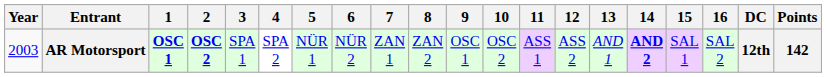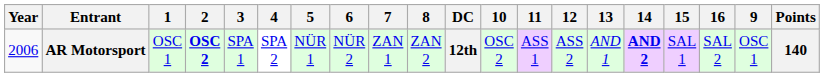columns swapped: (465, 16) <-> (756, 16)
(23, 50) 2003 -> (23, 50) 2006
(168, 50) bold -> (167, 50) normal
(797, 50) 142 -> (796, 50) 140
